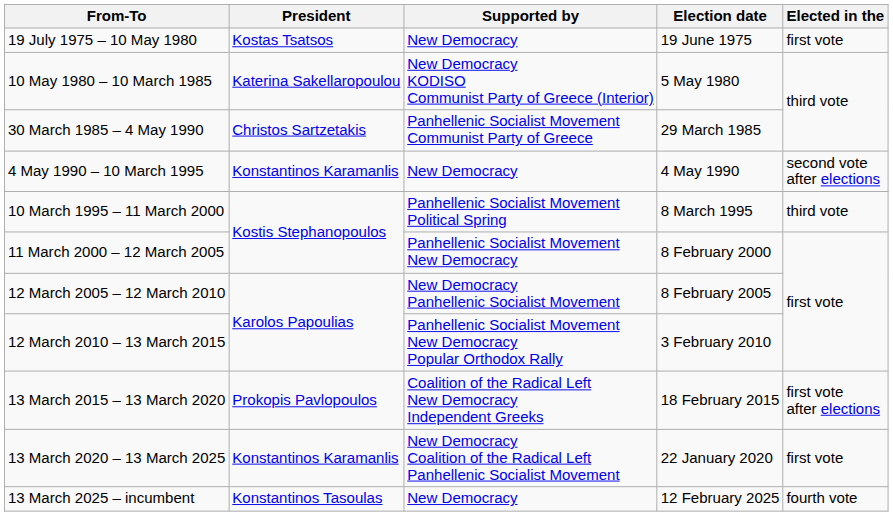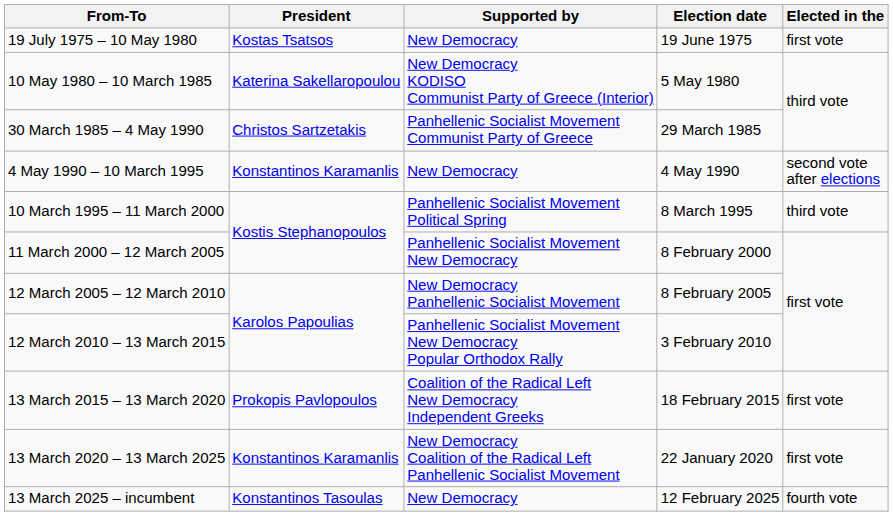(833, 400) first vote after elections -> (815, 400) first vote
